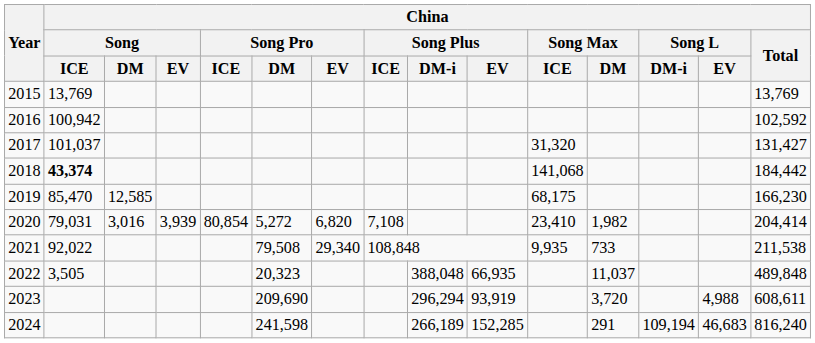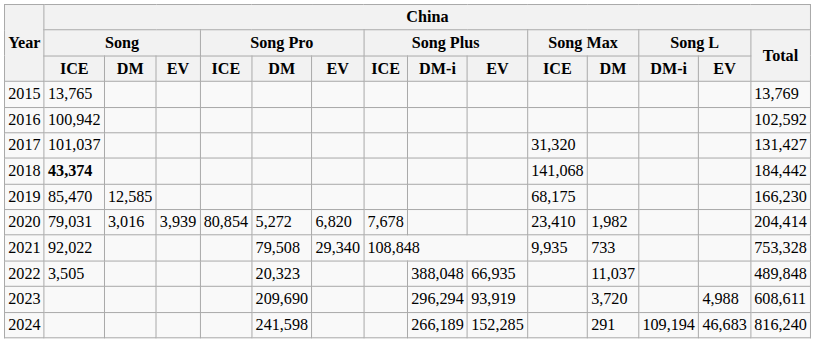(70, 94) 13,769 -> (70, 94) 13,765
(386, 222) 7,108 -> (386, 222) 7,678
(780, 247) 211,538 -> (781, 247) 753,328
